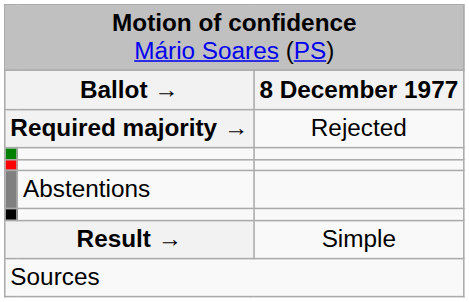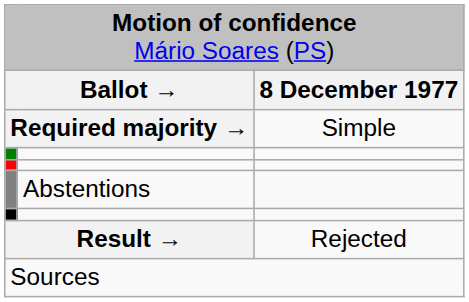(359, 128) Rejected -> (359, 128) Simple
(359, 239) Simple -> (359, 239) Rejected
